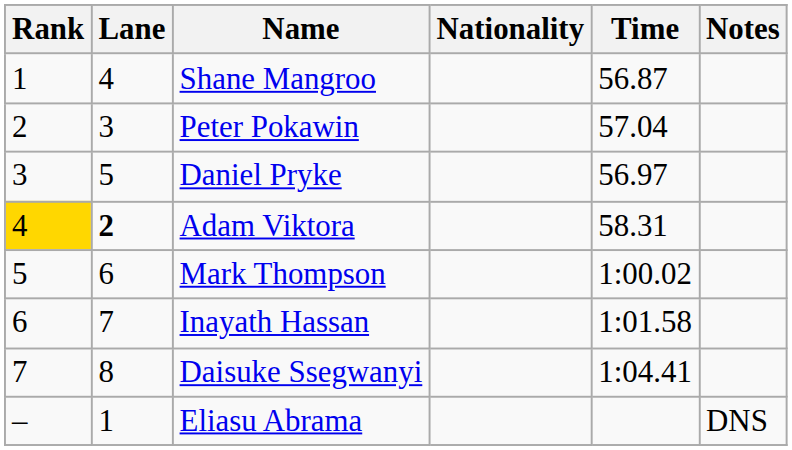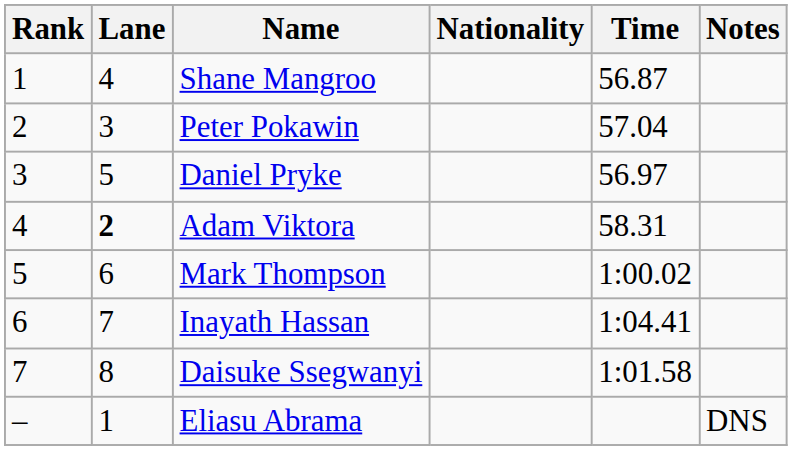(20, 224) gold background -> (20, 224) no background
(645, 322) 1:01.58 -> (645, 322) 1:04.41
(645, 371) 1:04.41 -> (645, 371) 1:01.58
